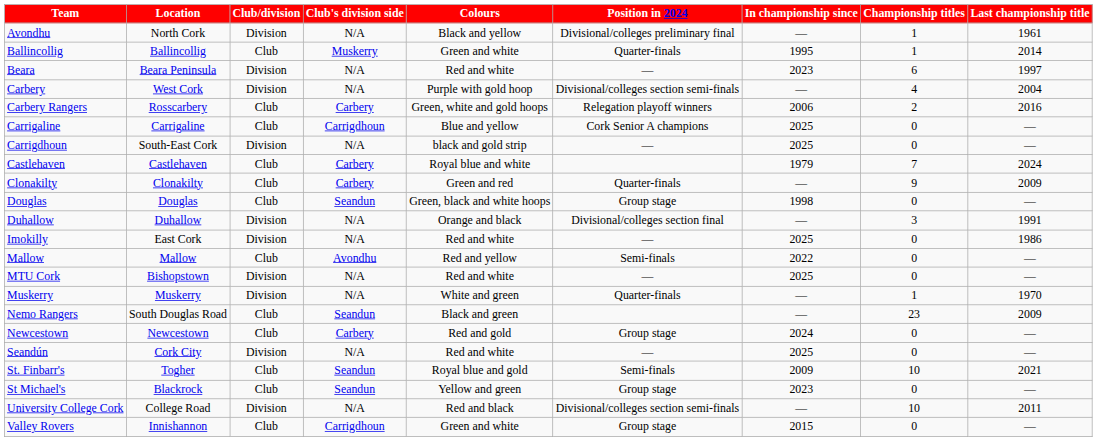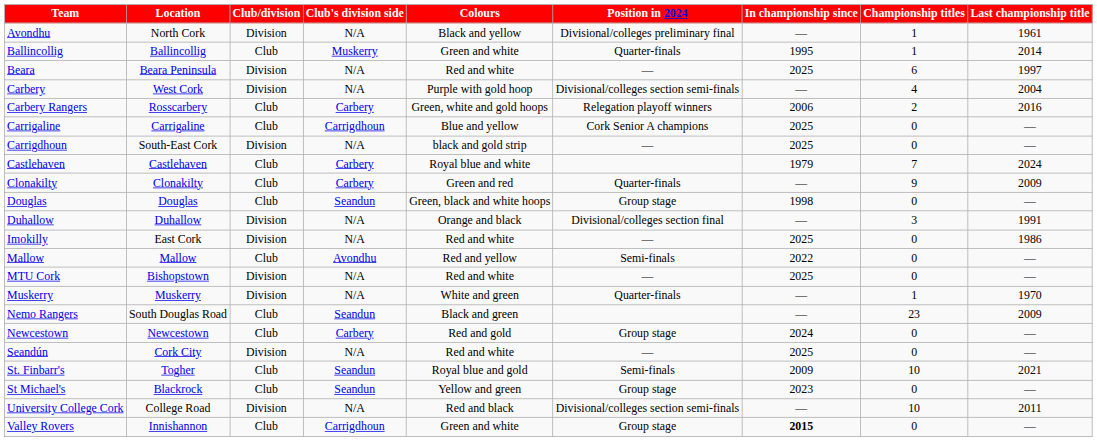(801, 70) 2023 -> (801, 70) 2025
(801, 426) normal -> (801, 426) bold
